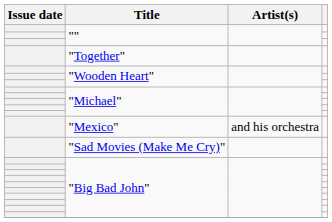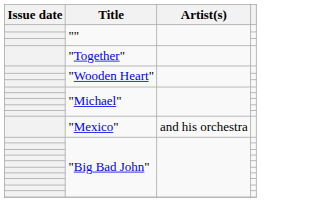- row: (147, 147)
